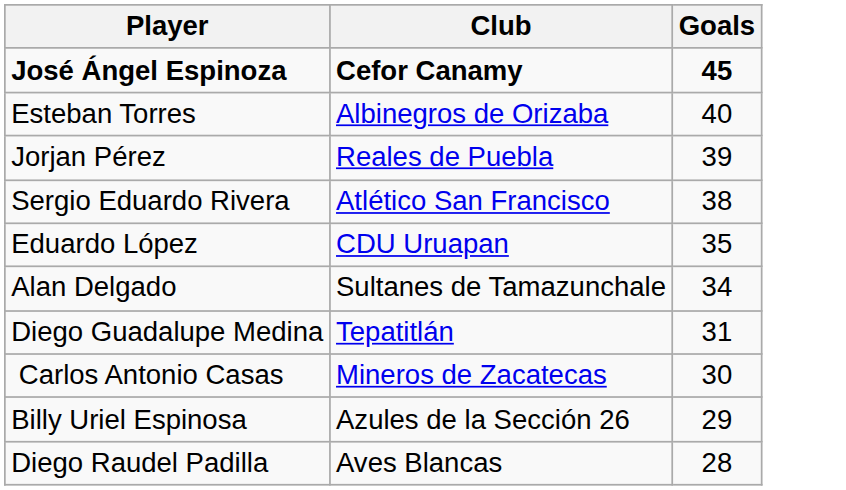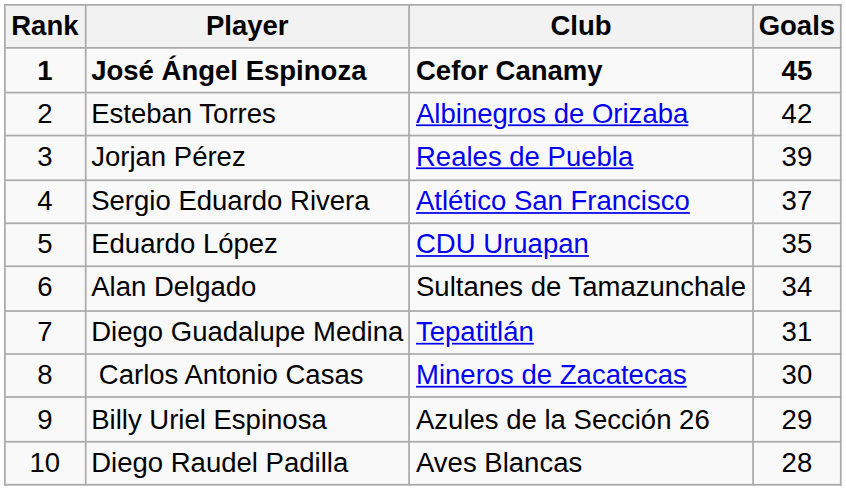+ column: (45, 26)
(717, 113) 40 -> (797, 113) 42
(717, 200) 38 -> (797, 200) 37
